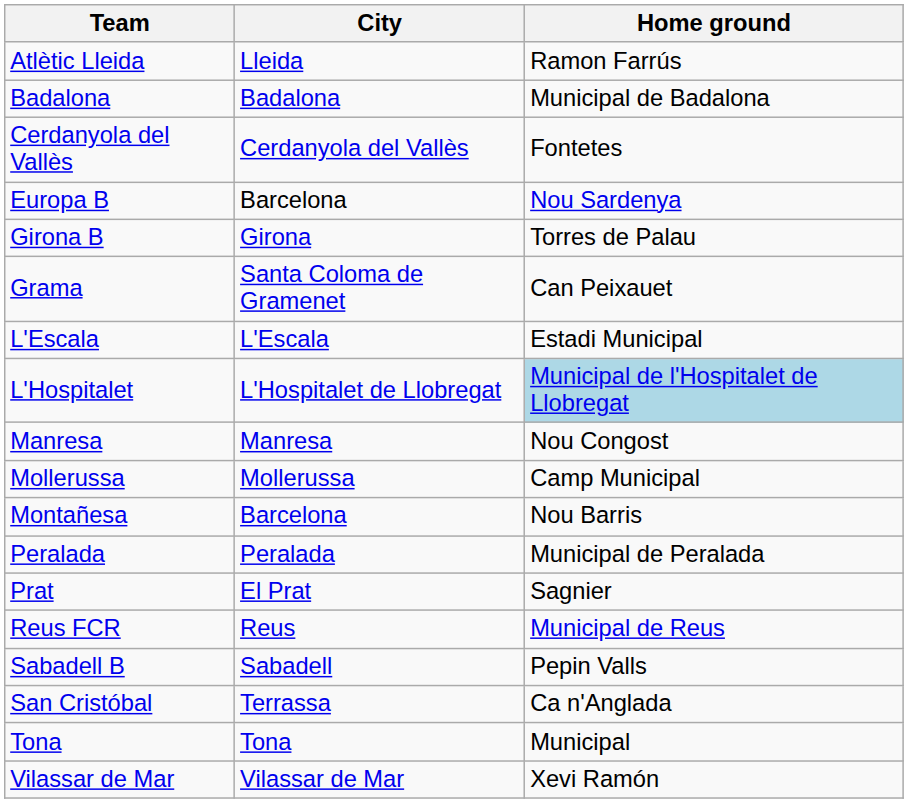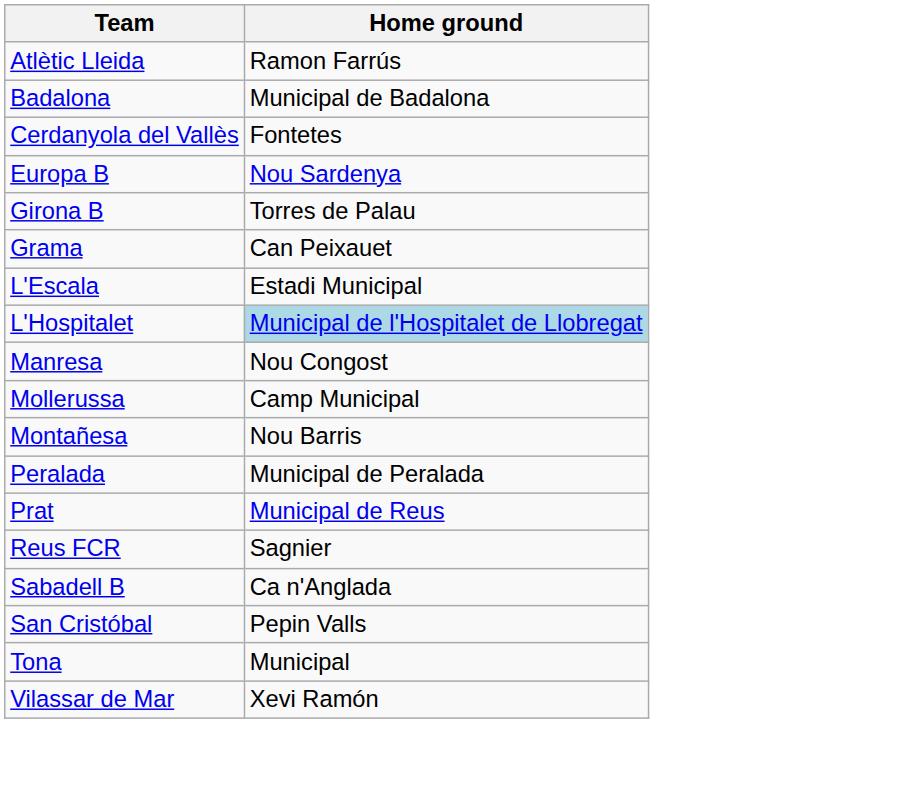- column: (380, 23)
(571, 591) Sagnier -> (347, 511) Municipal de Reus
(628, 628) Municipal de Reus -> (291, 549) Sagnier
(588, 666) Pepin Valls -> (320, 586) Ca n'Anglada
(601, 704) Ca n'Anglada -> (308, 624) Pepin Valls
